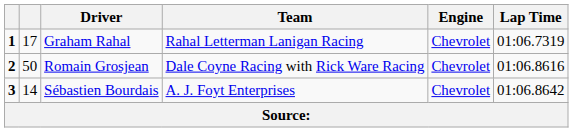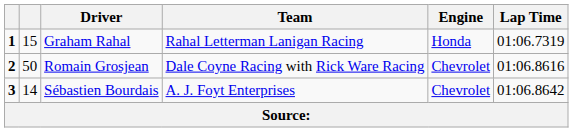(30, 41) 17 -> (30, 41) 15
(461, 41) Chevrolet -> (451, 41) Honda
